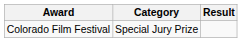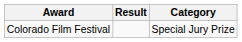columns swapped: (157, 12) <-> (219, 12)
